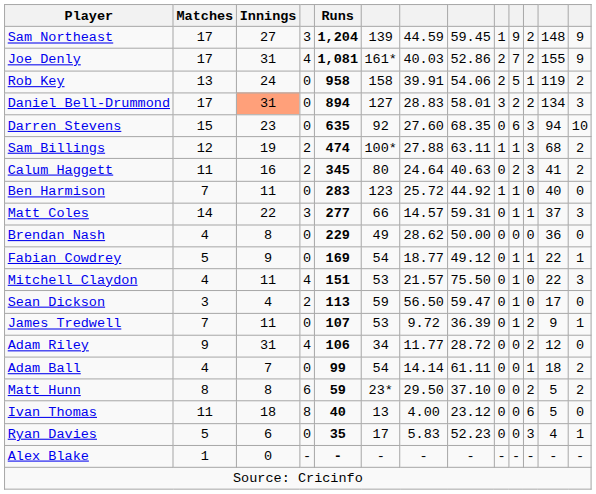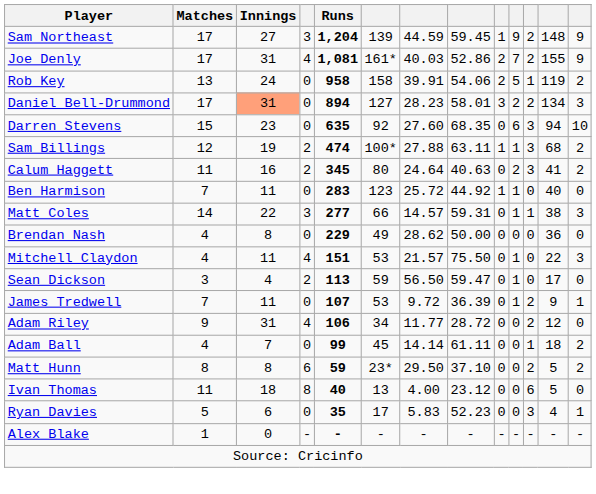(424, 104) 28.83 -> (424, 104) 28.23
(553, 214) 37 -> (553, 214) 38
- row: (65, 258)
(381, 368) 54 -> (381, 346) 45
